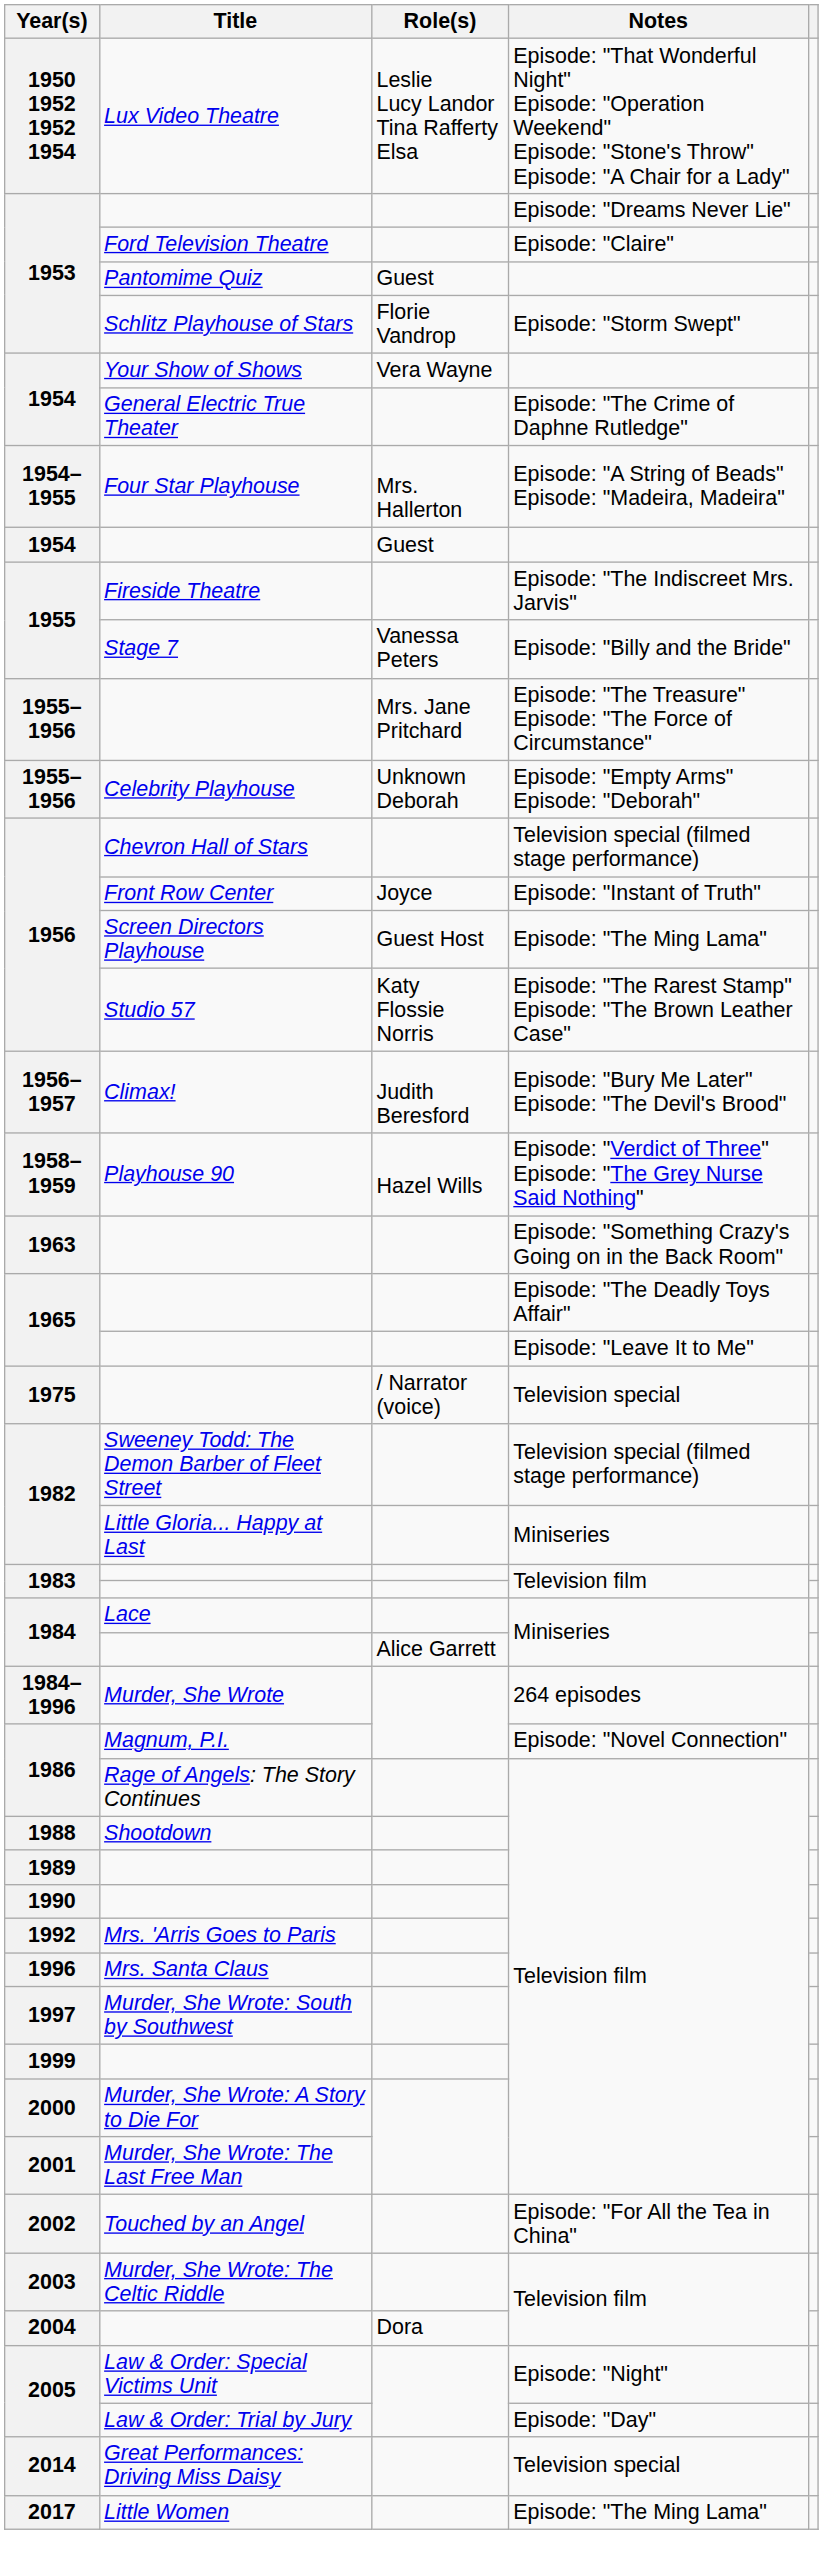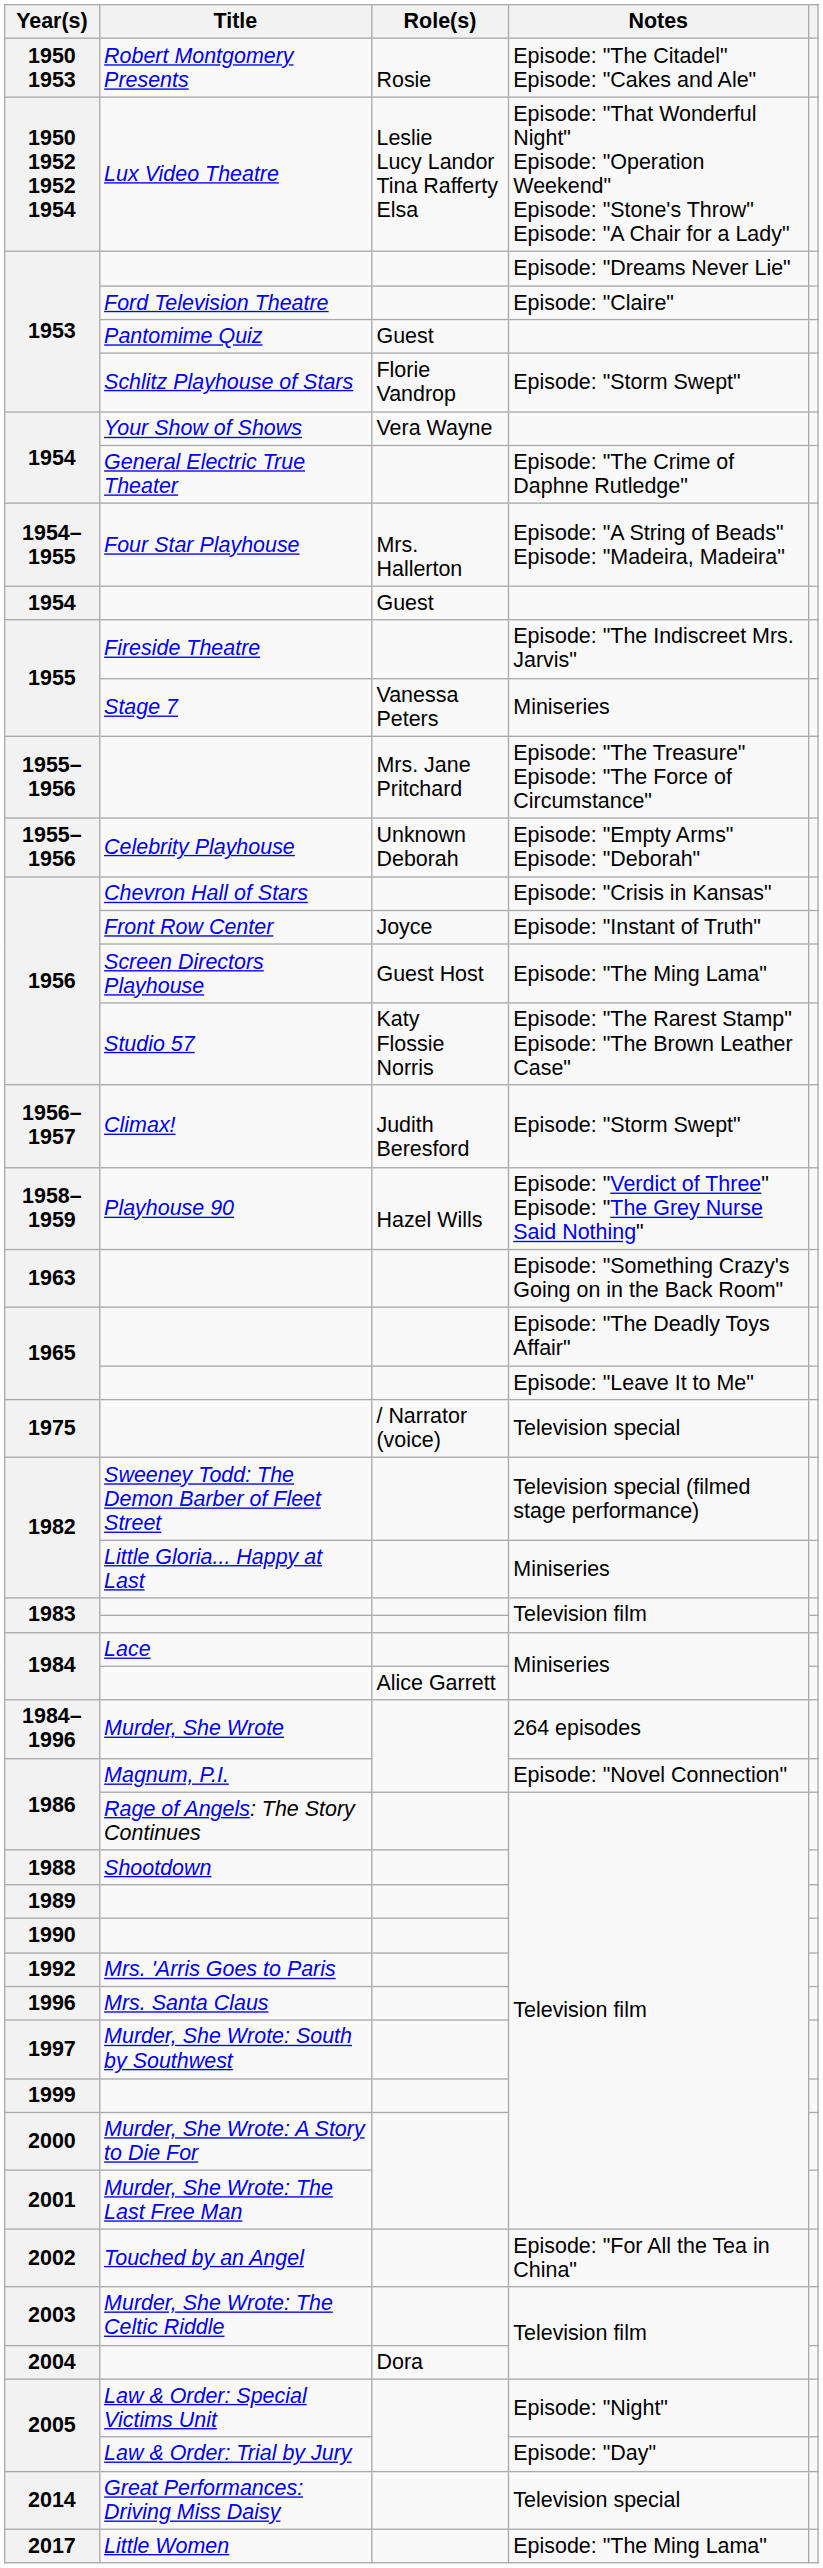+ row: (52, 67)
(652, 648) Episode: "Billy and the Bride" -> (562, 706) Miniseries
(632, 847) Television special (filmed stage performance) -> (642, 893) Episode: "Crisis in Kansas"
(650, 1091) Episode: "Bury Me Later" Episode: "The Devil's Brood" -> (627, 1125) Episode: "Storm Swept"
